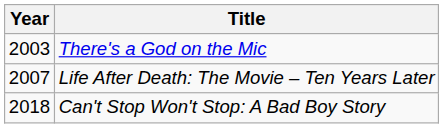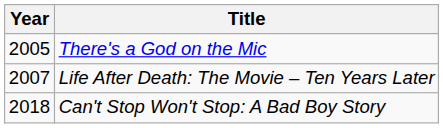(30, 48) 2003 -> (30, 48) 2005
